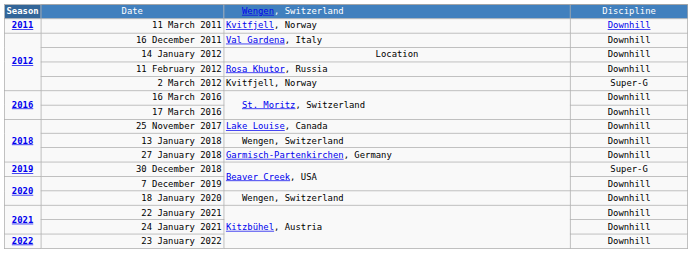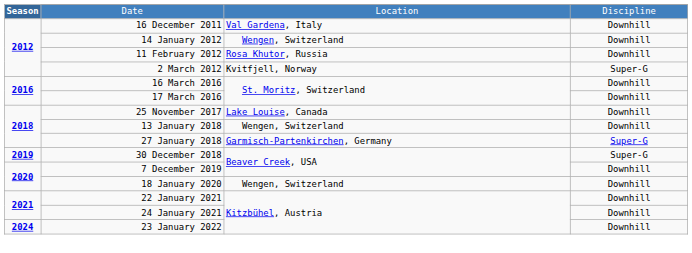(285, 12) Wengen, Switzerland -> (397, 12) Location
- row: (187, 26)
(397, 55) Location -> (285, 41) Wengen, Switzerland
(629, 155) Downhill -> (629, 141) Super-G
(23, 242) 2022 -> (23, 227) 2024
